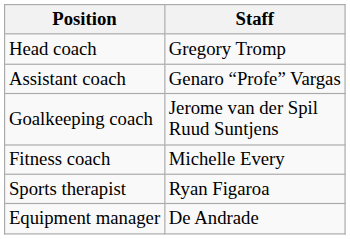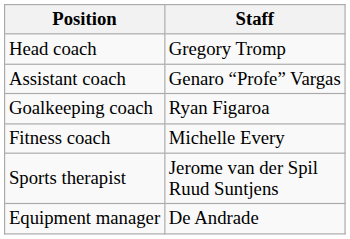(243, 118) Jerome van der Spil Ruud Suntjens -> (219, 108) Ryan Figaroa
(219, 188) Ryan Figaroa -> (243, 178) Jerome van der Spil Ruud Suntjens
